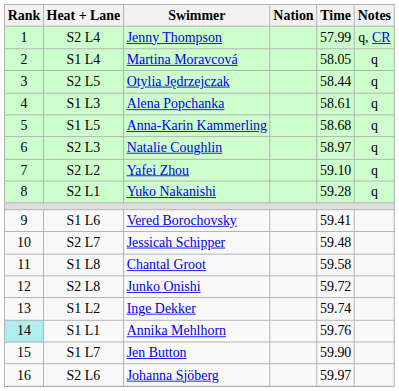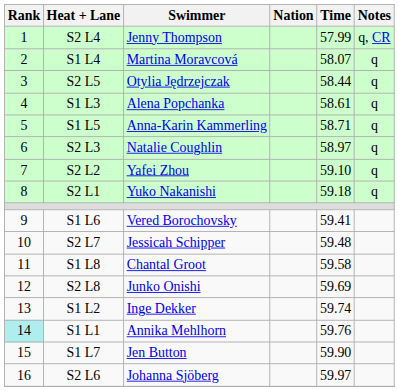(336, 59) 58.05 -> (336, 59) 58.07
(336, 125) 58.68 -> (336, 125) 58.71
(336, 192) 59.28 -> (336, 192) 59.18
(336, 286) 59.72 -> (336, 286) 59.69
